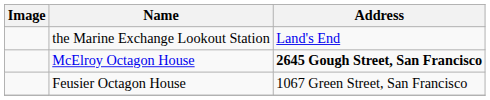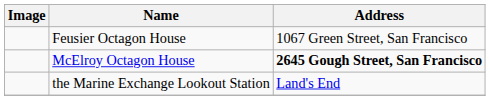rows swapped: (119, 83) <-> (161, 38)
